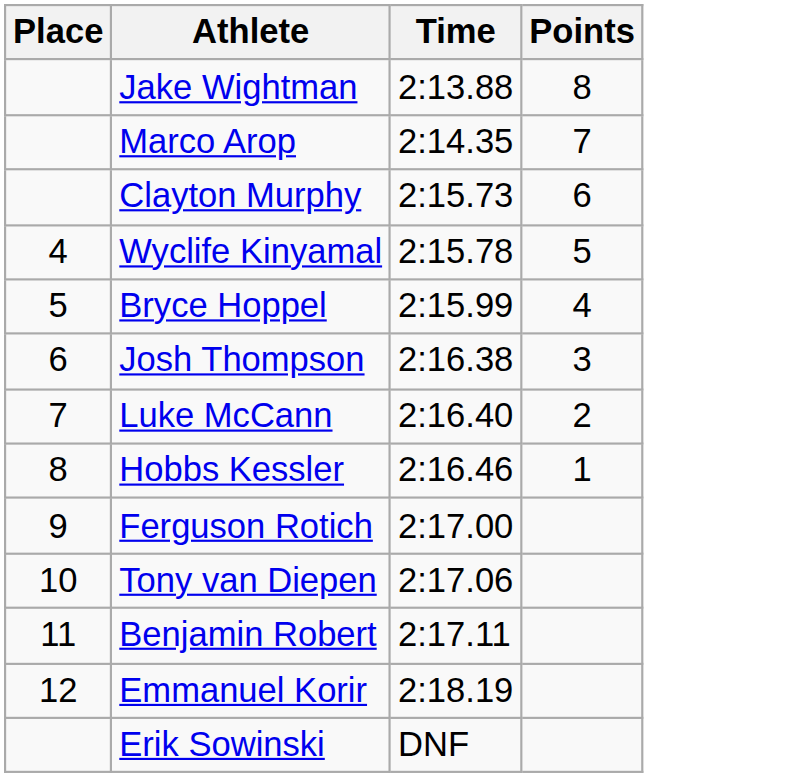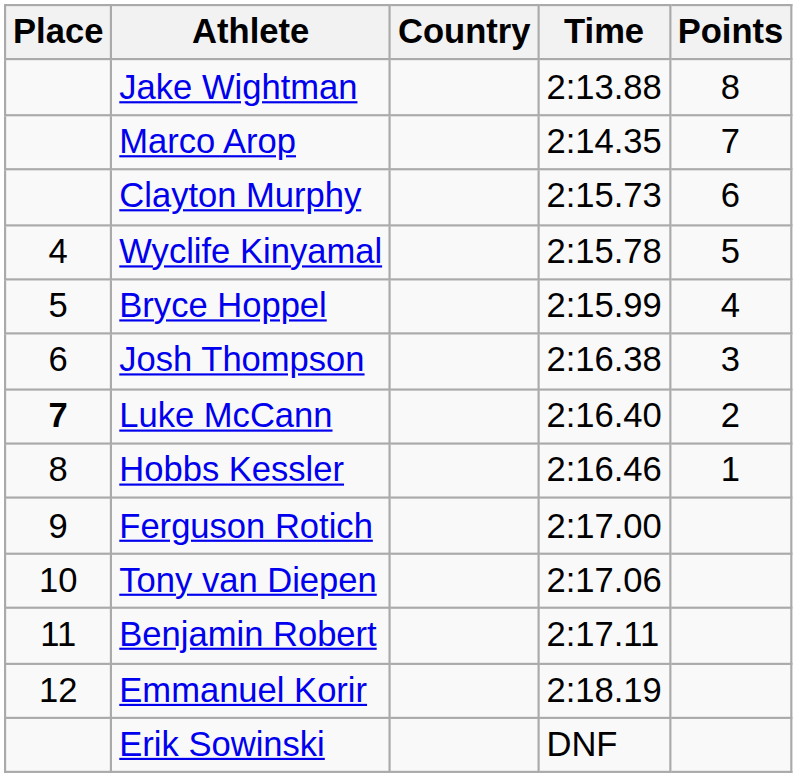+ column: (464, 31)
(58, 415) normal -> (58, 415) bold
